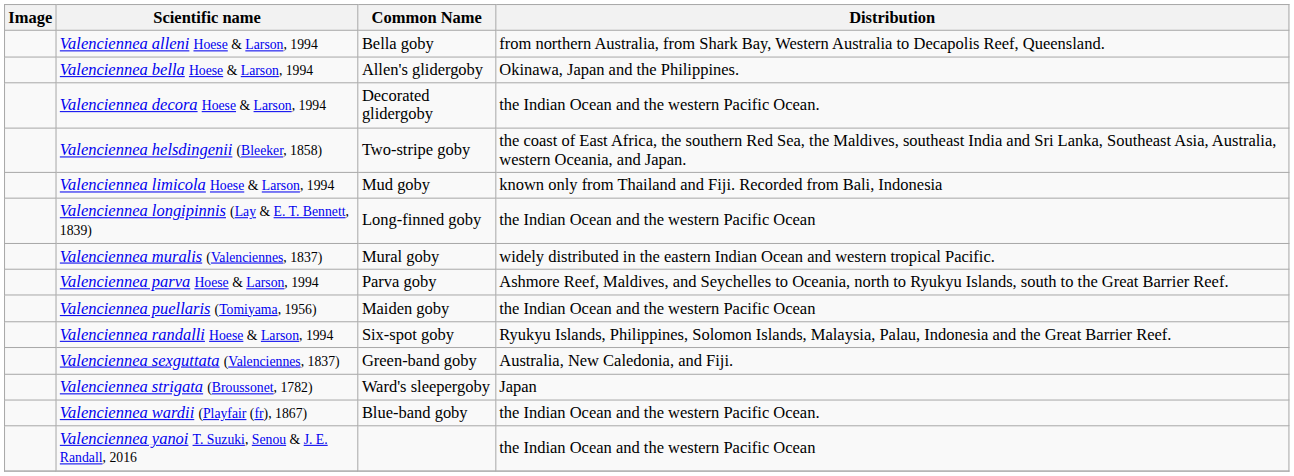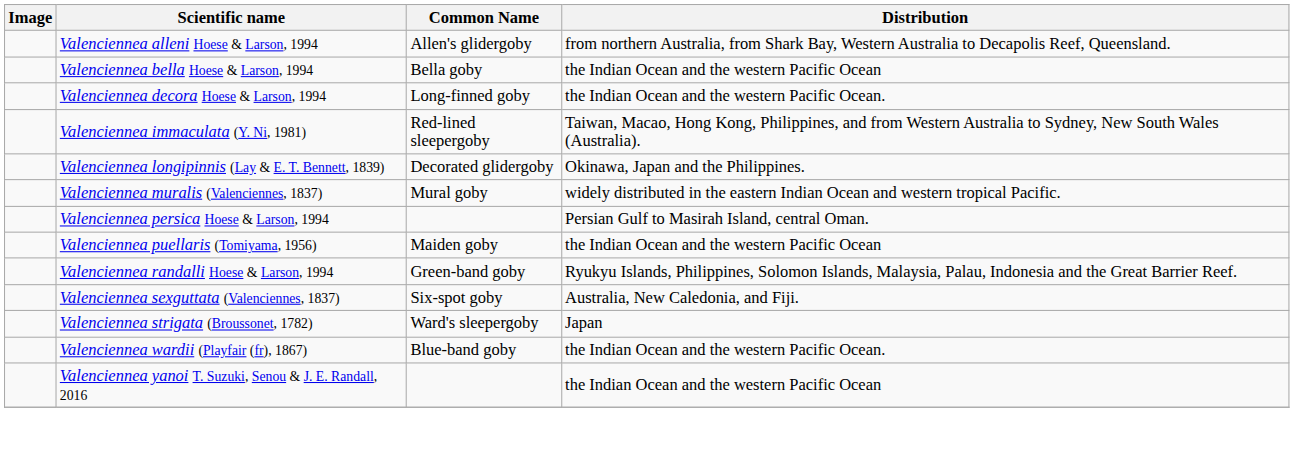(398, 43) Bella goby -> (471, 43) Allen's glidergoby
(422, 69) Allen's glidergoby -> (446, 69) Bella goby
(619, 69) Okinawa, Japan and the Philippines. -> (723, 69) the Indian Ocean and the western Pacific Ocean
(397, 105) Decorated glidergoby -> (470, 95) Long-finned goby
- row: (191, 149)
+ row: (183, 131)
- row: (197, 185)
(422, 220) Long-finned goby -> (482, 166) Decorated glidergoby
(657, 220) the Indian Ocean and the western Pacific Ocean -> (685, 166) Okinawa, Japan and the Philippines.
- row: (189, 282)
+ row: (194, 219)
(408, 334) Six-spot goby -> (468, 271) Green-band goby
(419, 360) Green-band goby -> (456, 297) Six-spot goby
